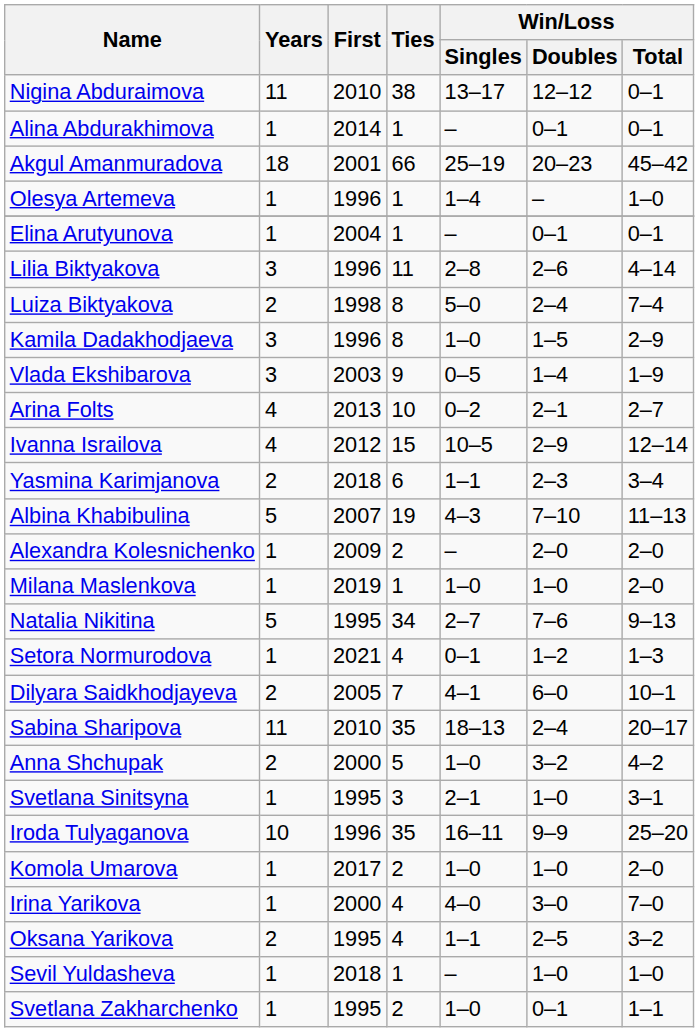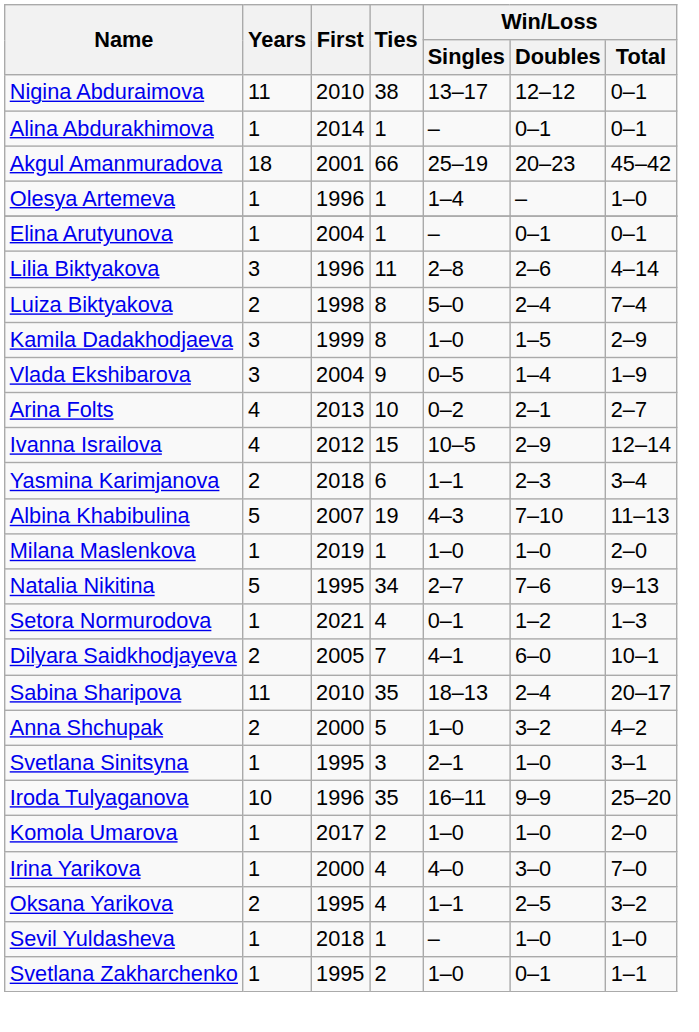(357, 339) 1996 -> (340, 339) 1999
(357, 374) 2003 -> (340, 374) 2004
- row: (132, 550)
